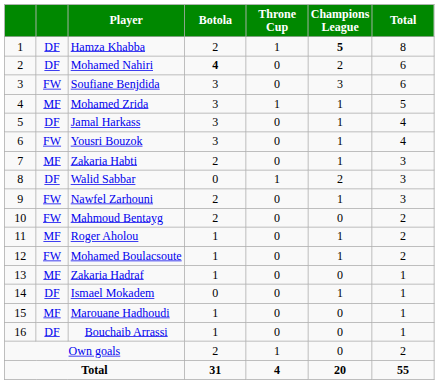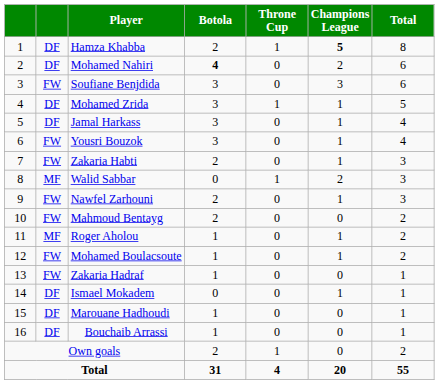(52, 103) MF -> (52, 103) DF
(52, 160) MF -> (52, 160) FW
(52, 179) DF -> (52, 179) MF
(52, 274) MF -> (52, 274) FW
(52, 312) MF -> (52, 312) DF
